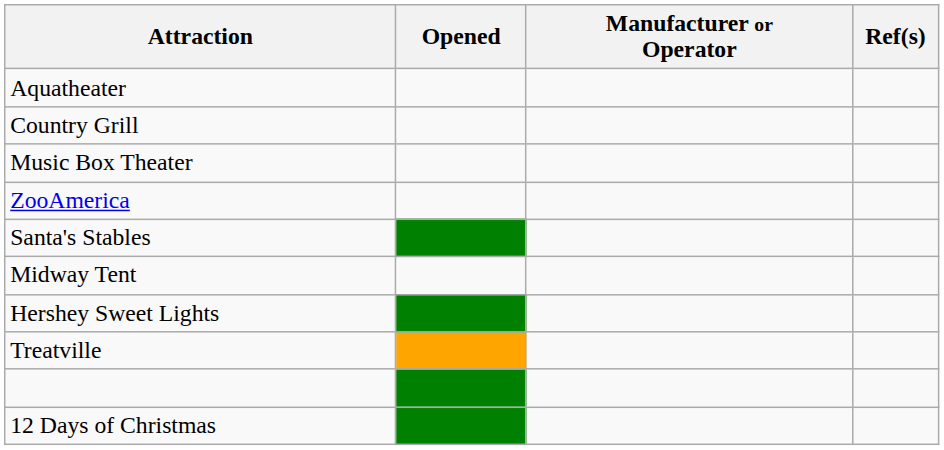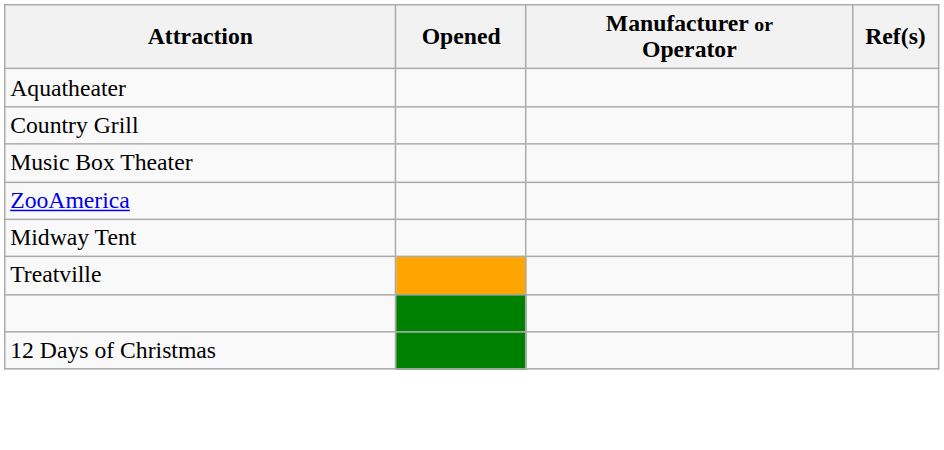- row: (80, 237)
- row: (115, 312)
